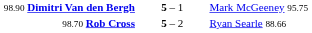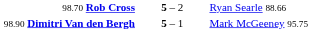rows swapped: (69, 8) <-> (99, 23)
